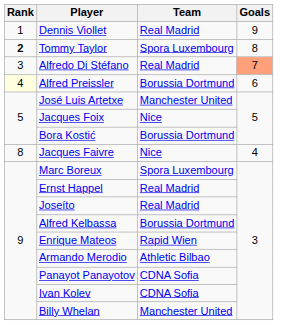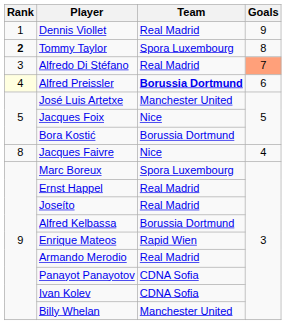(187, 83) normal -> (191, 83) bold
(175, 258) Athletic Bilbao -> (170, 258) Real Madrid
